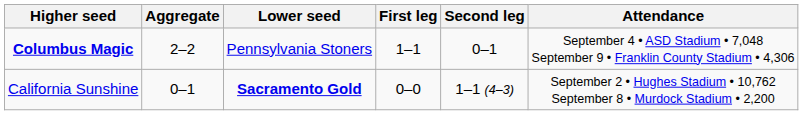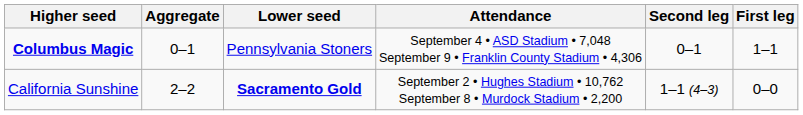columns swapped: (408, 16) <-> (663, 16)
(182, 48) 2–2 -> (182, 48) 0–1
(182, 89) 0–1 -> (182, 89) 2–2
